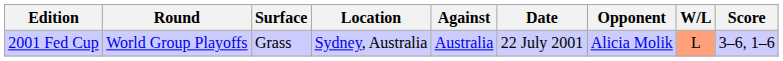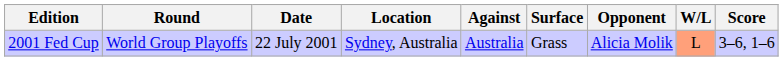columns swapped: (542, 16) <-> (281, 16)
